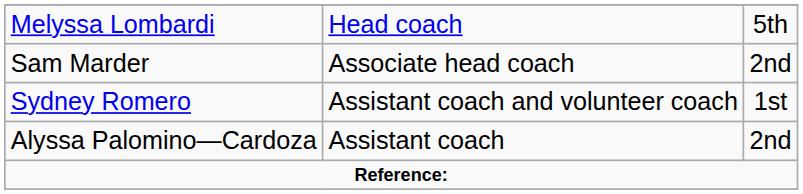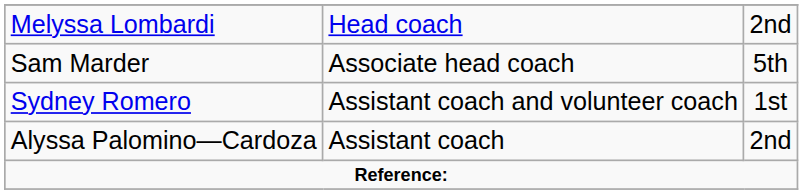(771, 24) 5th -> (771, 24) 2nd
(771, 63) 2nd -> (771, 63) 5th
